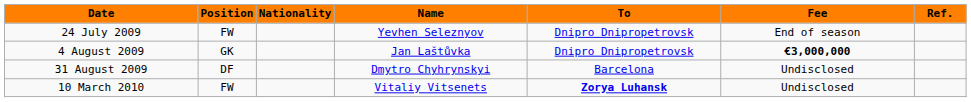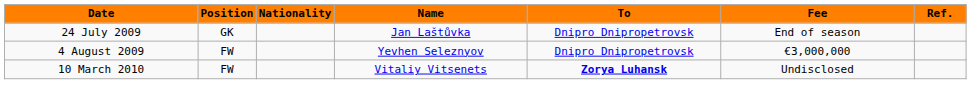(227, 32) FW -> (227, 32) GK
(431, 32) Yevhen Seleznyov -> (431, 32) Jan Laštůvka
(227, 50) GK -> (227, 50) FW
(431, 50) Jan Laštůvka -> (431, 50) Yevhen Seleznyov
(817, 50) bold -> (817, 50) normal
- row: (101, 69)
